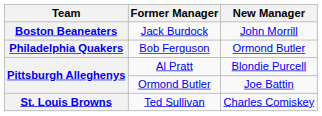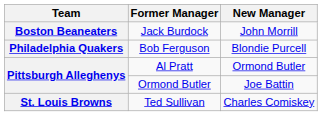(269, 48) Ormond Butler -> (269, 48) Blondie Purcell
(269, 66) Blondie Purcell -> (269, 66) Ormond Butler
